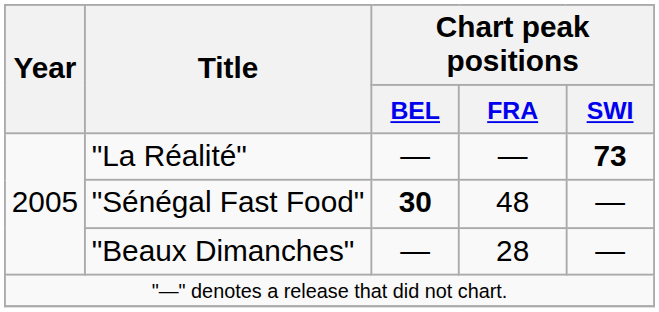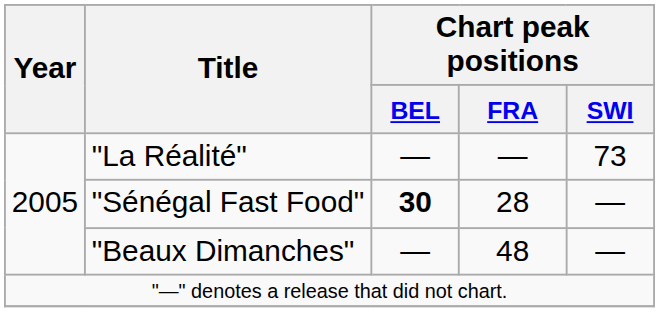(610, 155) bold -> (610, 155) normal
(513, 203) 48 -> (513, 203) 28
(513, 250) 28 -> (513, 250) 48
